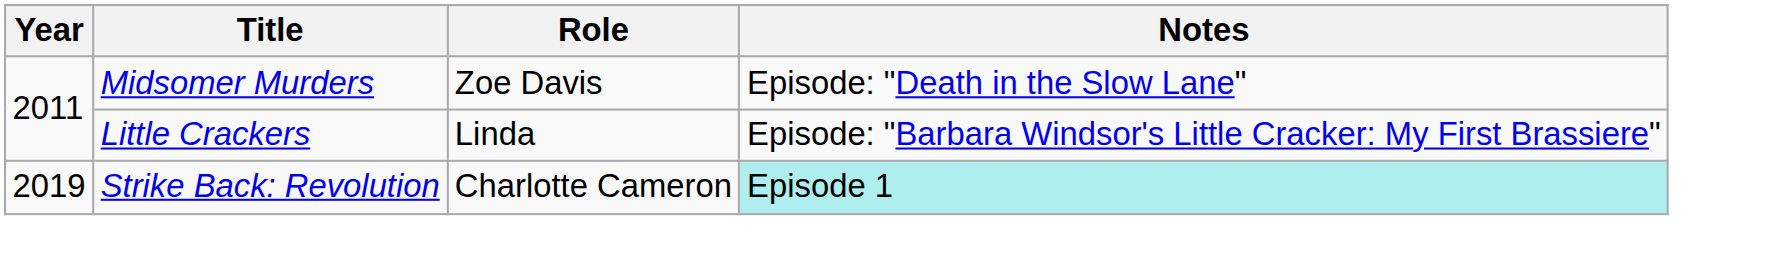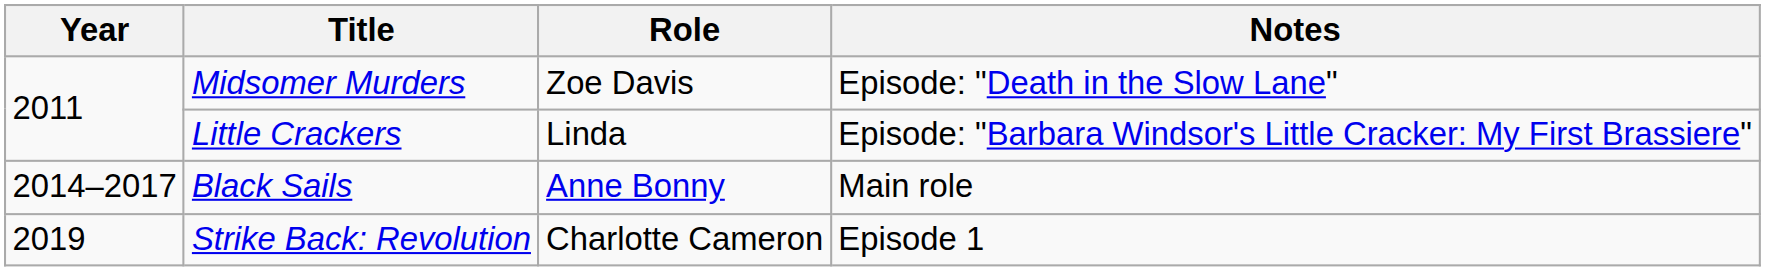+ row: (272, 186)
(820, 186) paleturquoise background -> (911, 238) no background
